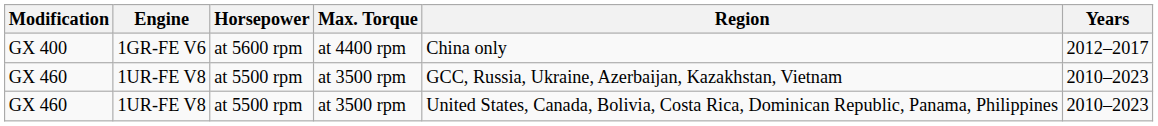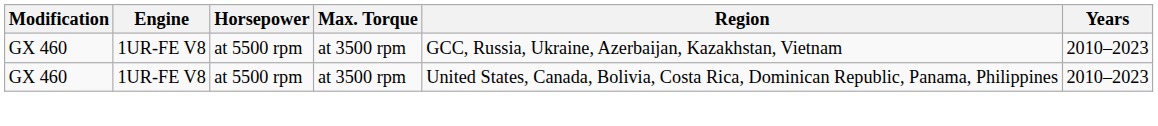- row: (38, 47)
